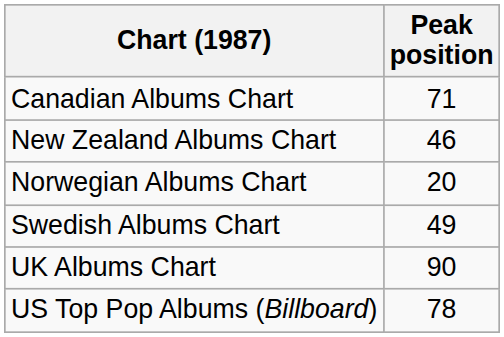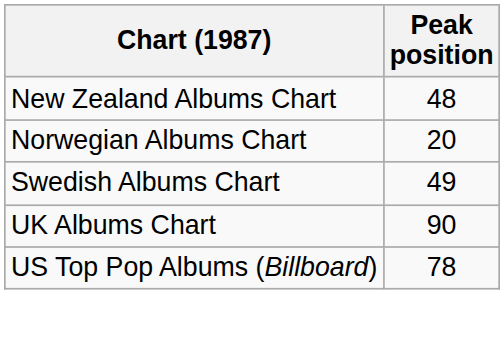- row: (152, 98)
(442, 140) 46 -> (442, 98) 48
